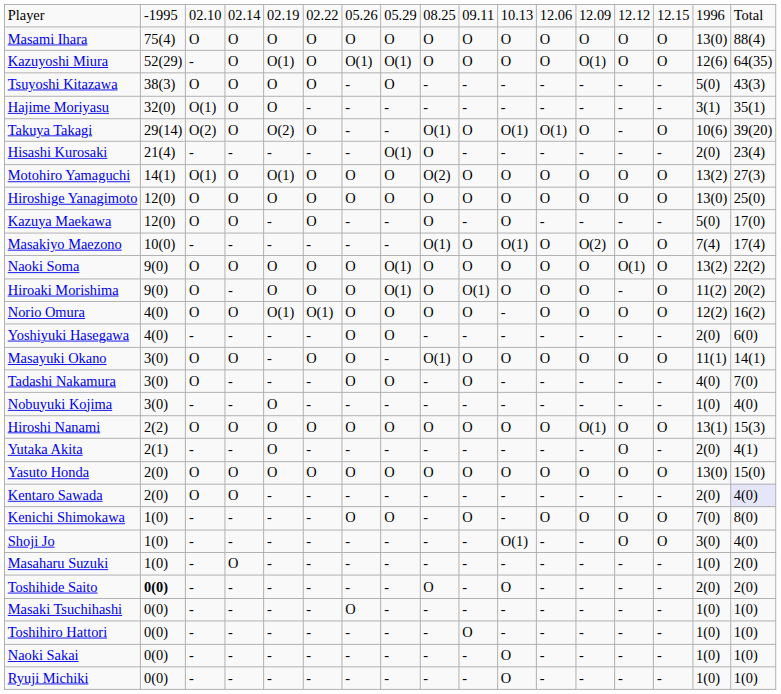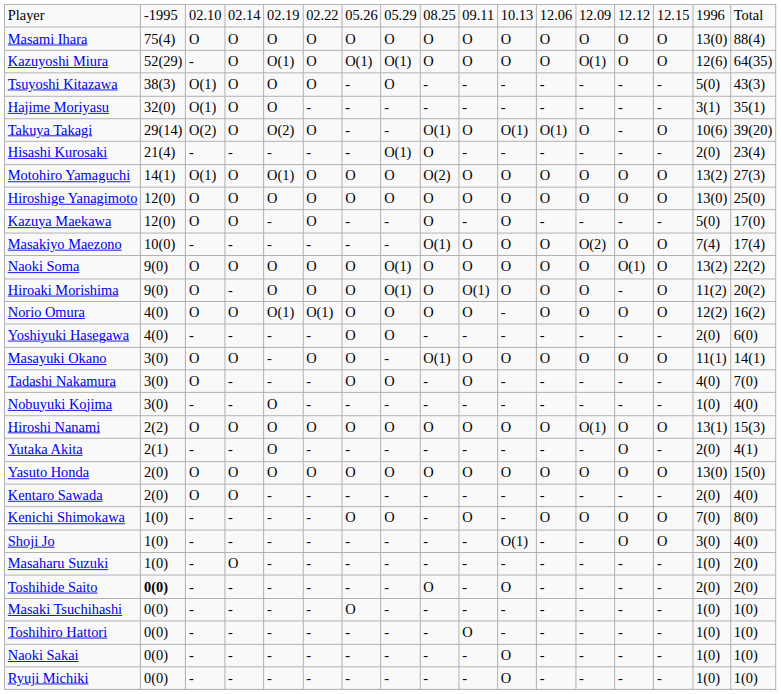(194, 84) O -> (203, 84) O(1)
(514, 244) O(1) -> (506, 244) O
(746, 495) lavender background -> (746, 495) no background
